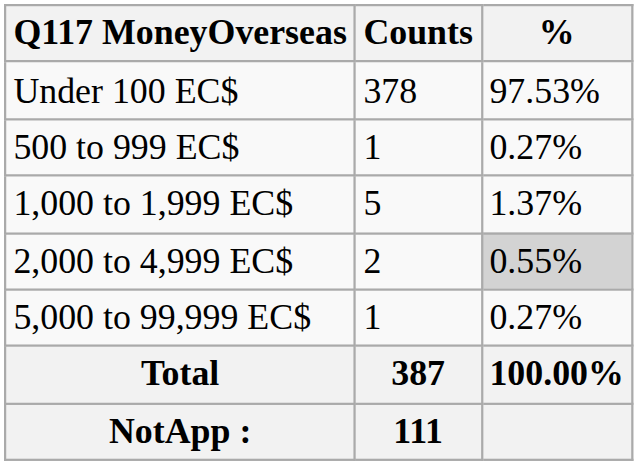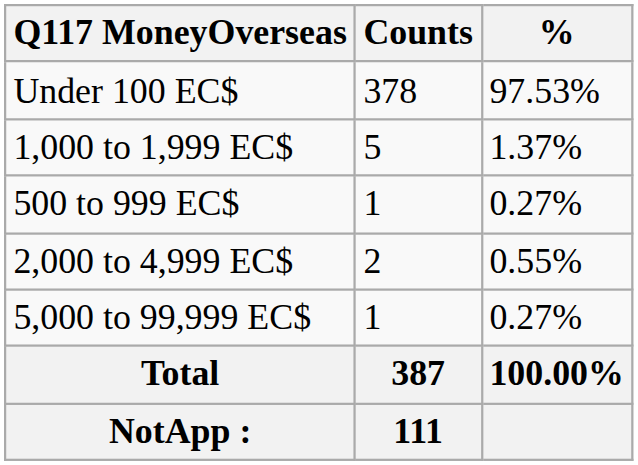rows swapped: (126, 146) <-> (153, 203)
(536, 260) lightgrey background -> (536, 260) no background
